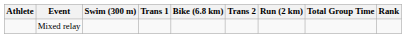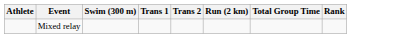- column: (198, 12)
